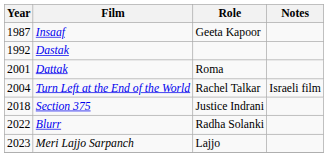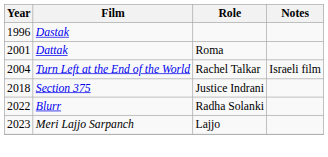- row: (50, 32)
(19, 50) 1992 -> (19, 32) 1996
